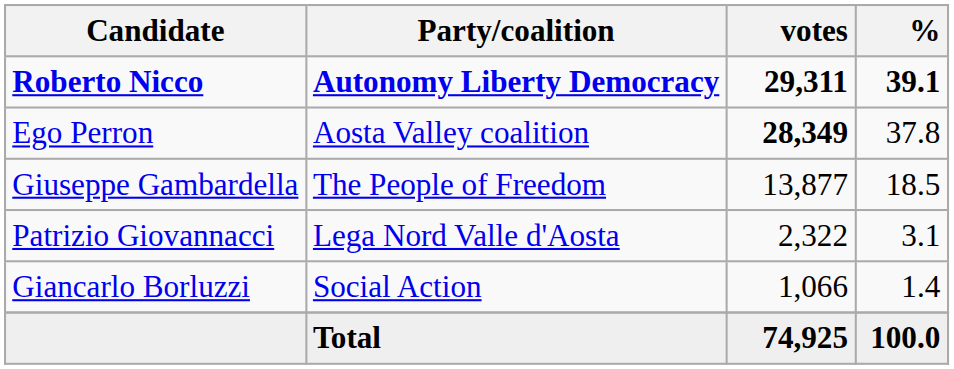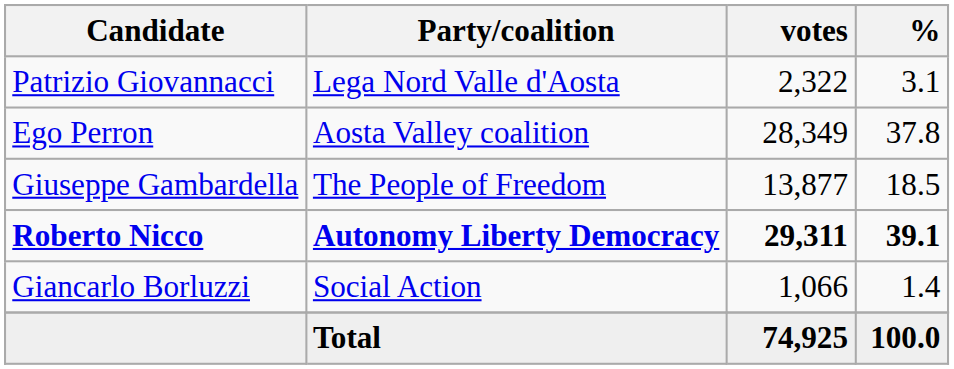rows swapped: (108, 81) <-> (143, 235)
(805, 133) bold -> (805, 133) normal
